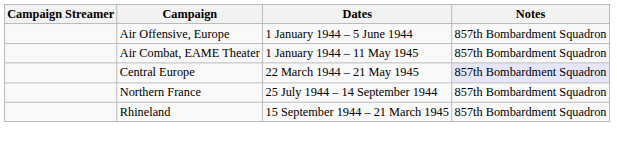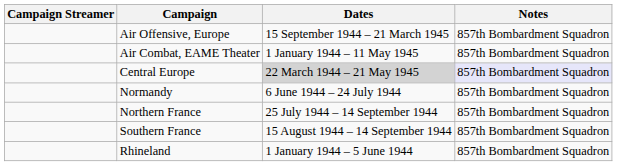(339, 33) 1 January 1944 – 5 June 1944 -> (357, 33) 15 September 1944 – 21 March 1945
(342, 72) no background -> (342, 72) lightgrey background
+ row: (146, 92)
+ row: (160, 131)
(357, 111) 15 September 1944 – 21 March 1945 -> (339, 151) 1 January 1944 – 5 June 1944
